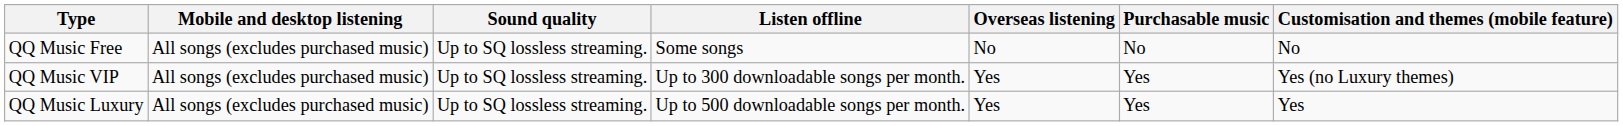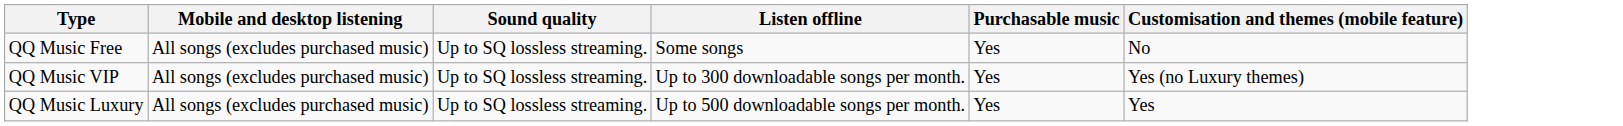- column: (1044, 18)
(1134, 47) No -> (987, 47) Yes
